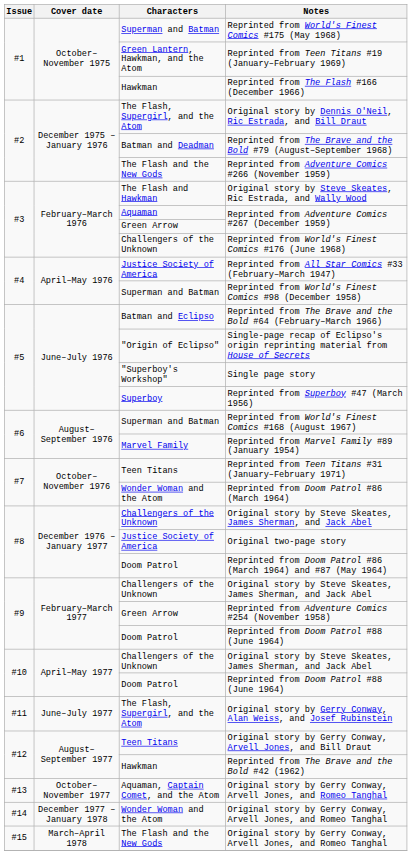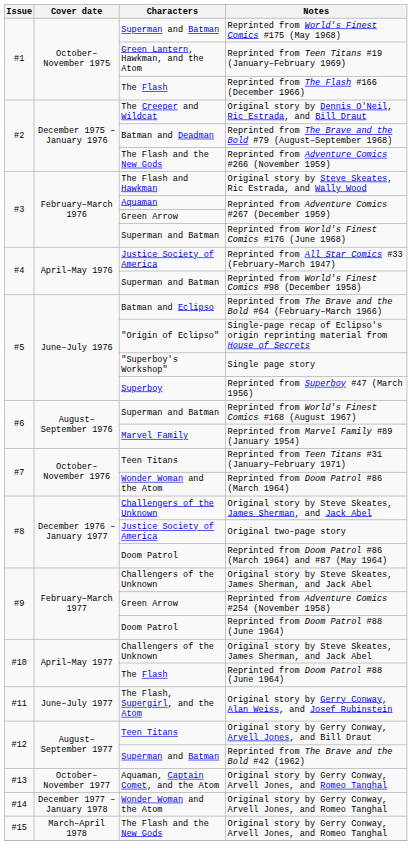(139, 88) Hawkman -> (144, 88) The Flash
(168, 117) The Flash, Supergirl, and the Atom -> (160, 112) The Creeper and Wildcat
(168, 245) Challengers of the Unknown -> (170, 235) Superman and Batman
(150, 685) Doom Patrol -> (144, 675) The Flash
(139, 767) Hawkman -> (170, 757) Superman and Batman
